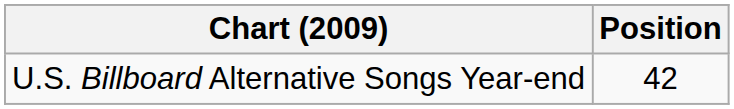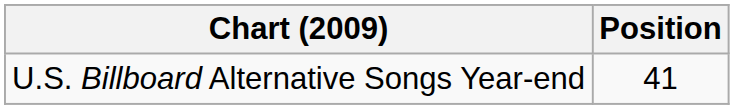(661, 78) 42 -> (661, 78) 41
